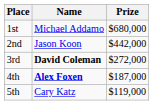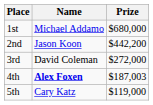(127, 44) $442,000 -> (127, 44) $442,200
(68, 60) bold -> (66, 60) normal
(127, 76) $187,000 -> (127, 76) $187,003
